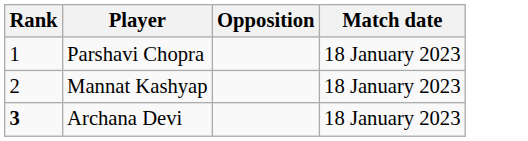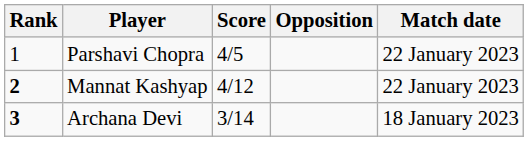+ column: (242, 20)
(392, 53) 18 January 2023 -> (451, 53) 22 January 2023
(15, 86) normal -> (15, 86) bold
(392, 86) 18 January 2023 -> (451, 86) 22 January 2023
